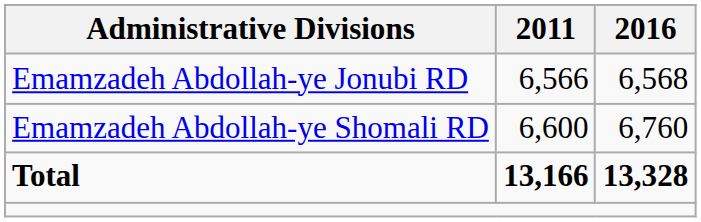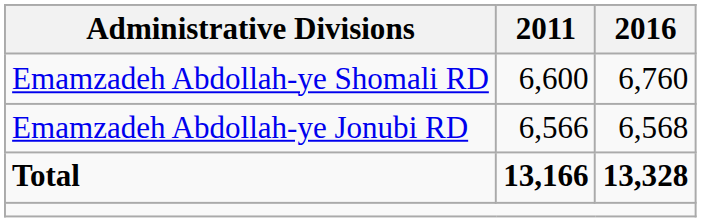rows swapped: (240, 78) <-> (250, 127)
